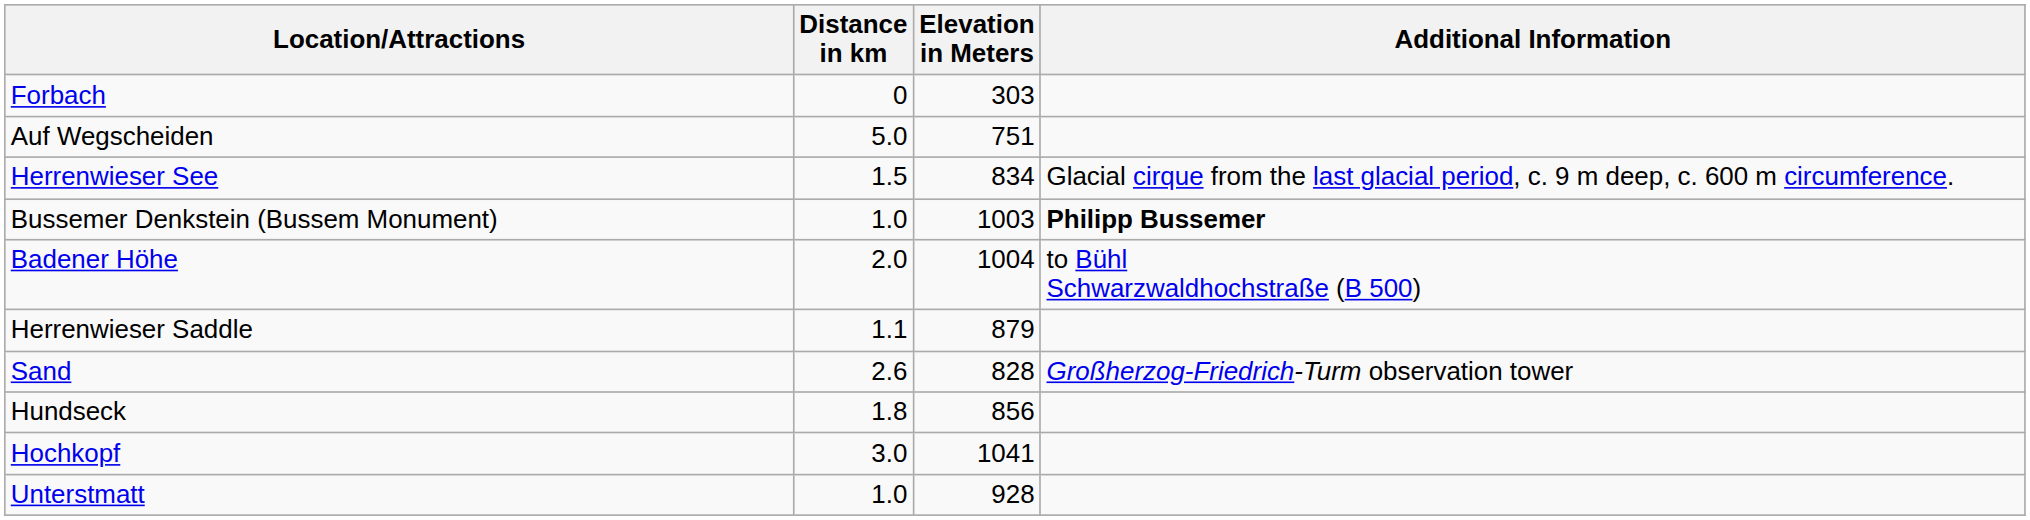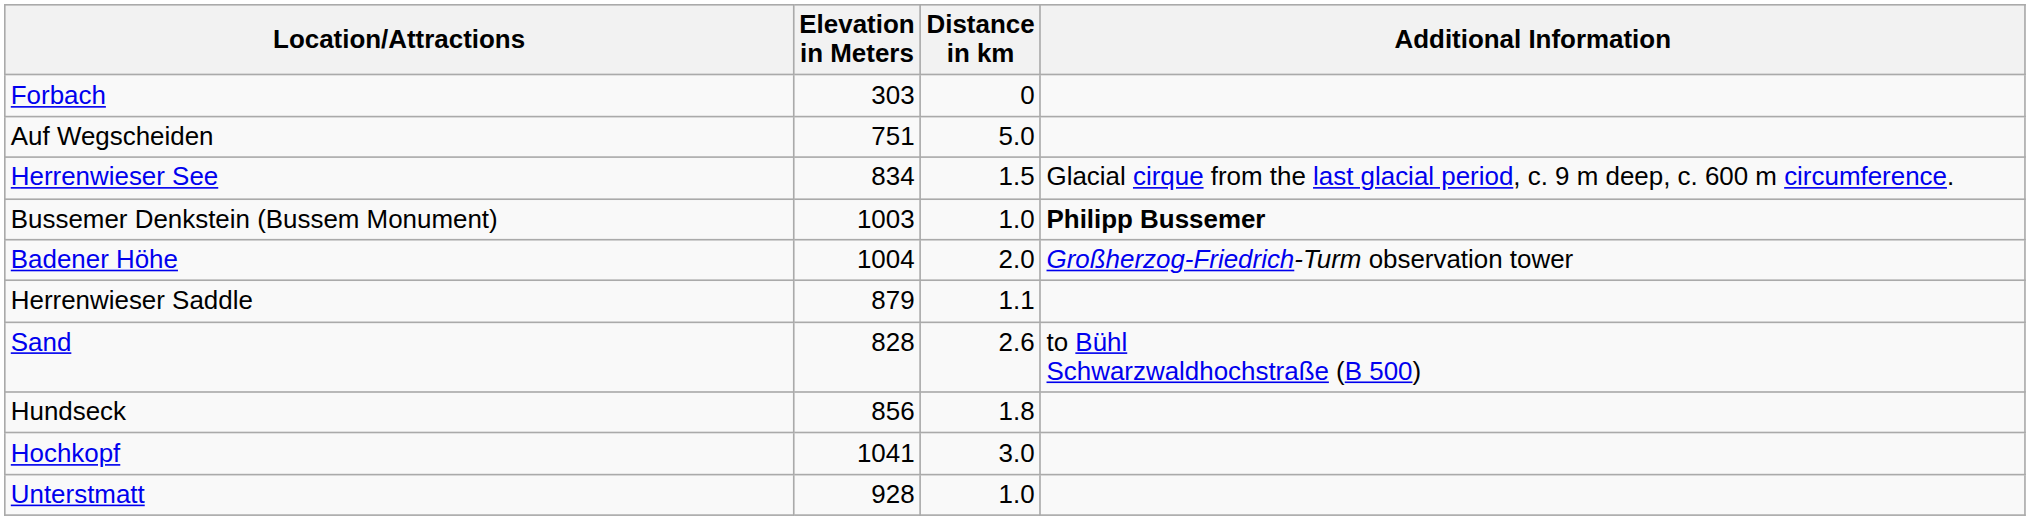columns swapped: (853, 39) <-> (977, 39)
(1234, 274) to Bühl Schwarzwaldhochstraße (B 500) -> (1310, 259) Großherzog-Friedrich-Turm observation tower
(1310, 371) Großherzog-Friedrich-Turm observation tower -> (1234, 356) to Bühl Schwarzwaldhochstraße (B 500)
